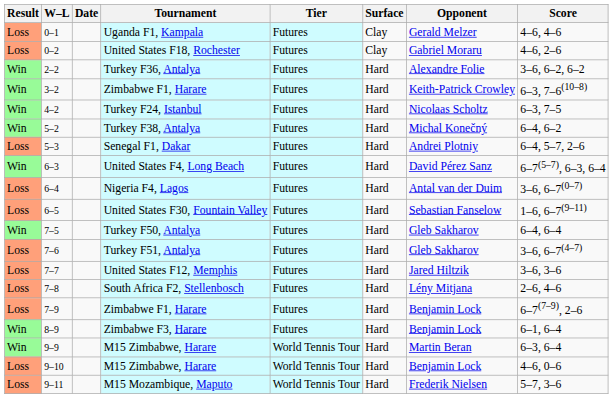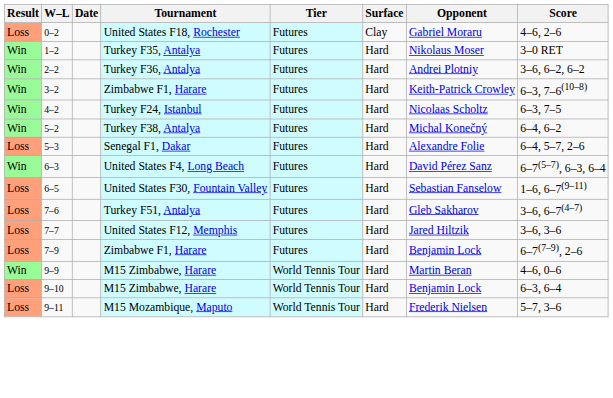- row: (52, 33)
+ row: (52, 51)
(447, 69) Alexandre Folie -> (443, 69) Andrei Plotniy
(443, 146) Andrei Plotniy -> (447, 146) Alexandre Folie
- row: (52, 189)
- row: (52, 230)
- row: (52, 289)
- row: (52, 329)
(541, 347) 6–3, 6–4 -> (541, 270) 4–6, 0–6
(541, 366) 4–6, 0–6 -> (541, 288) 6–3, 6–4
